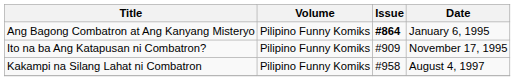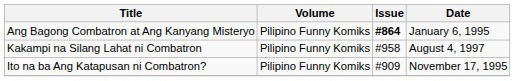rows swapped: (107, 48) <-> (104, 66)
